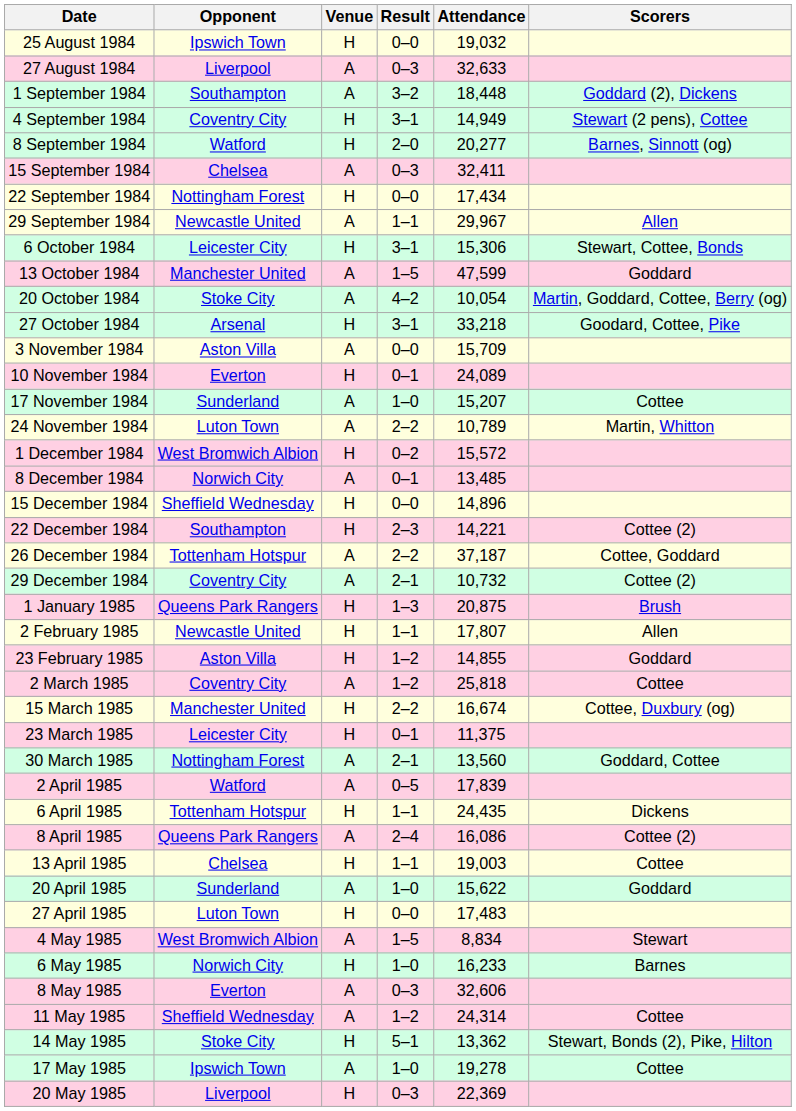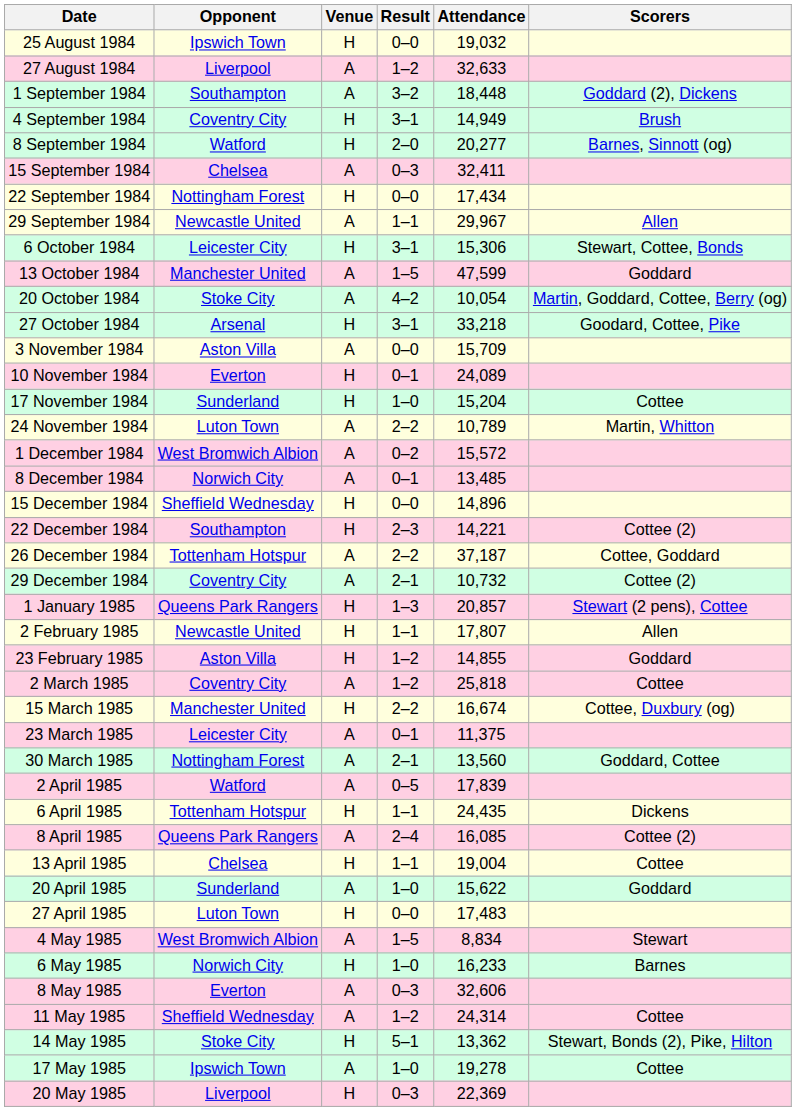(405, 68) 0–3 -> (405, 68) 1–2
(660, 119) Stewart (2 pens), Cottee -> (660, 119) Brush
(349, 401) A -> (349, 401) H
(481, 401) 15,207 -> (481, 401) 15,204
(349, 453) H -> (349, 453) A
(481, 606) 20,875 -> (481, 606) 20,857
(660, 606) Brush -> (660, 606) Stewart (2 pens), Cottee
(349, 734) H -> (349, 734) A
(481, 837) 16,086 -> (481, 837) 16,085
(481, 863) 19,003 -> (481, 863) 19,004
